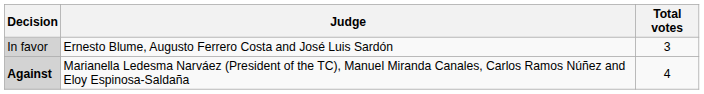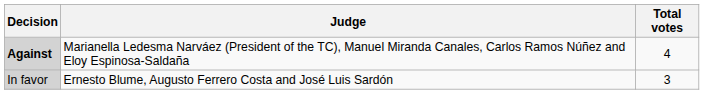rows swapped: (30, 73) <-> (27, 47)
